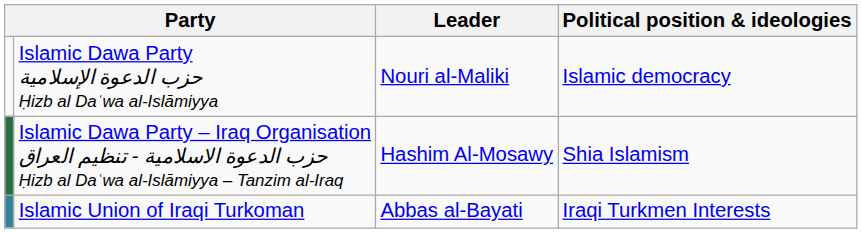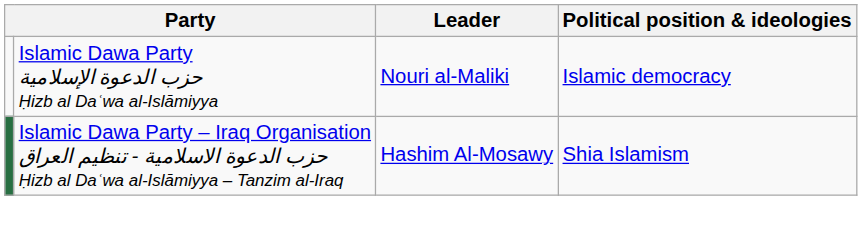- row: (162, 211)
